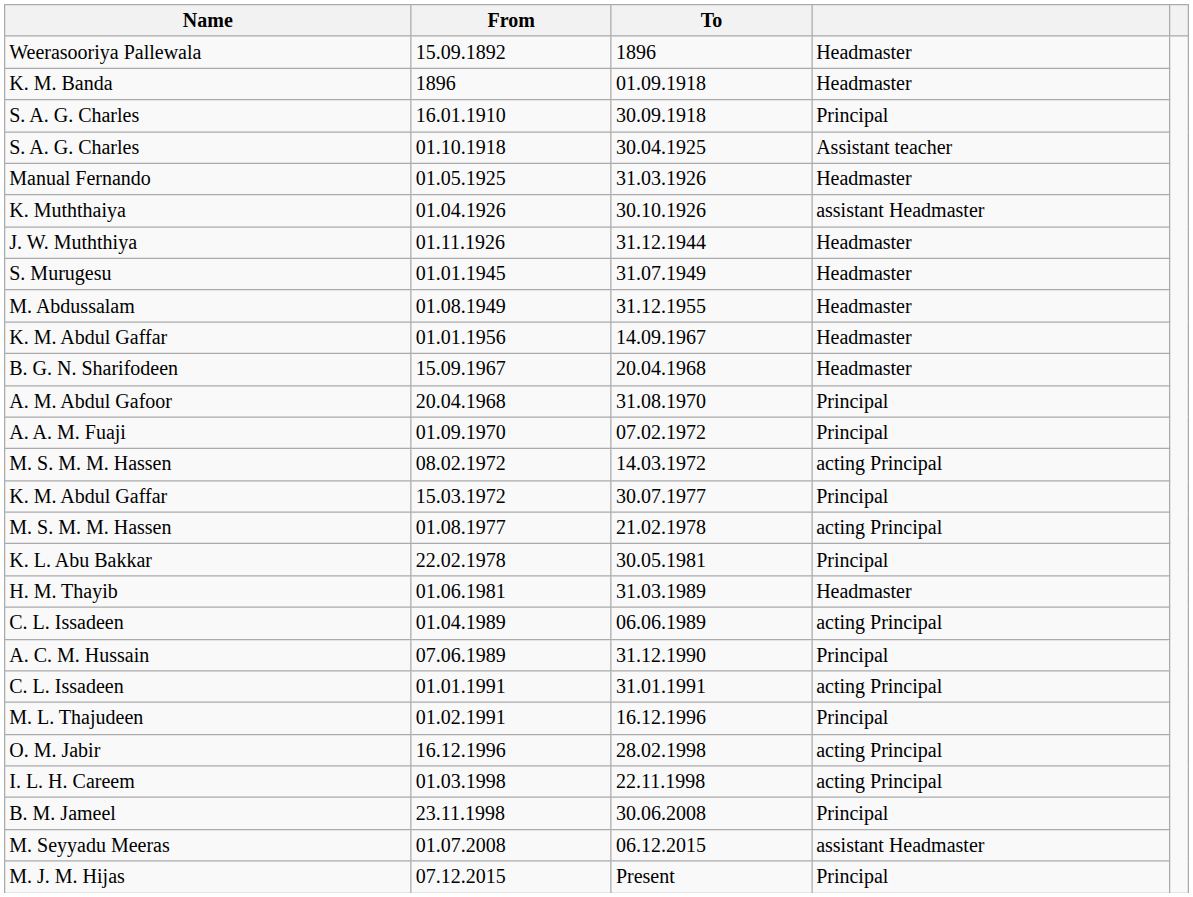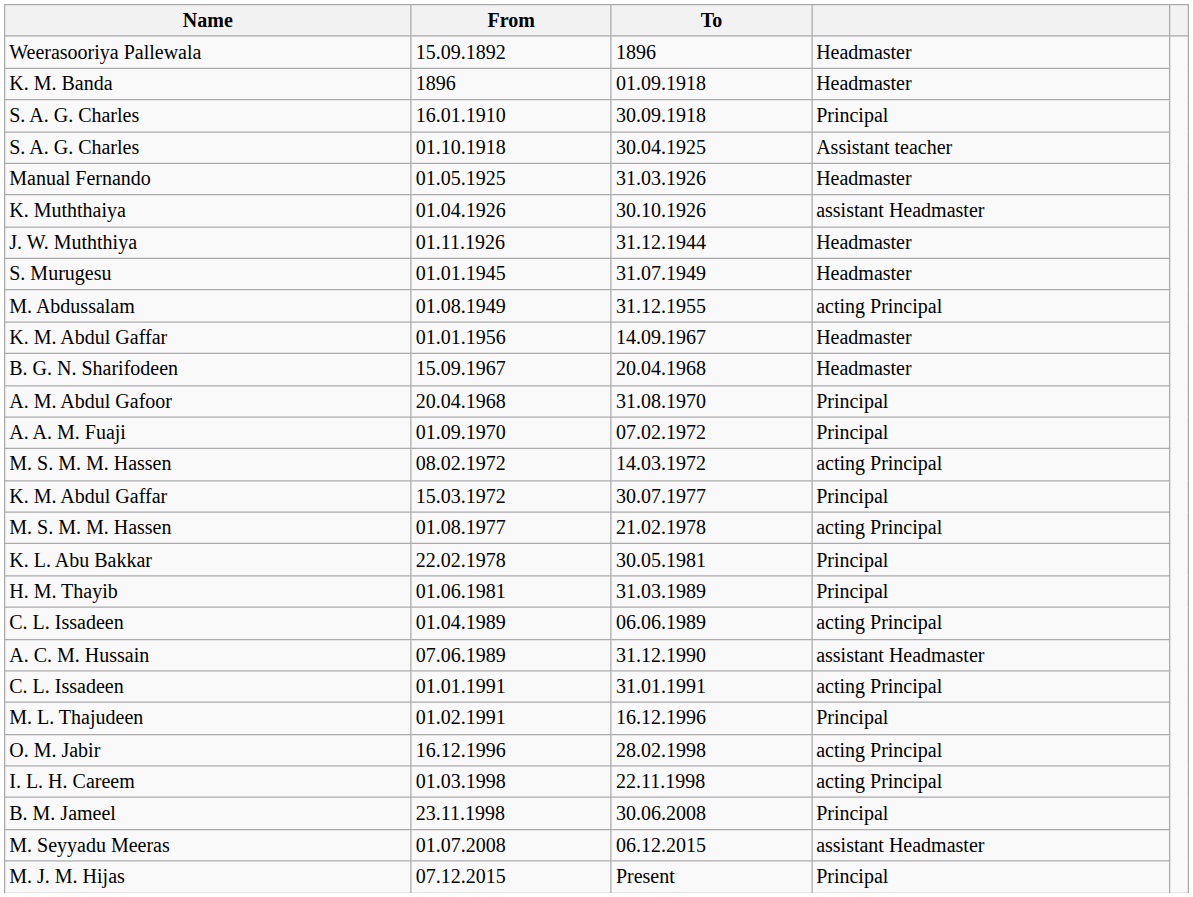(864, 305) Headmaster -> (879, 305) acting Principal
(864, 591) Headmaster -> (852, 591) Principal
(852, 654) Principal -> (900, 654) assistant Headmaster
